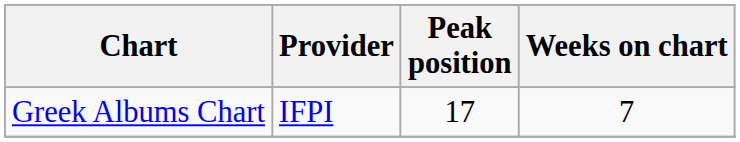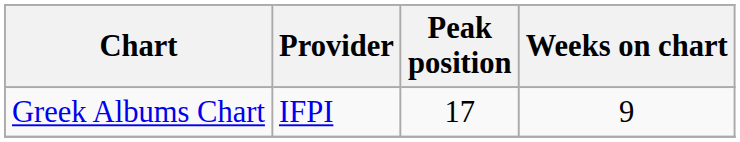(627, 111) 7 -> (627, 111) 9
